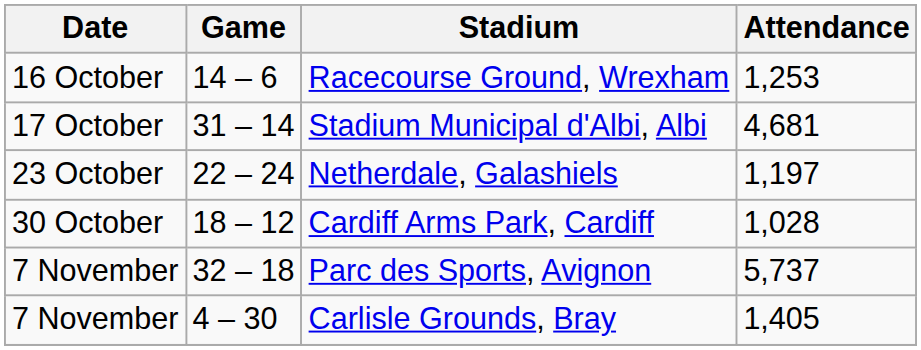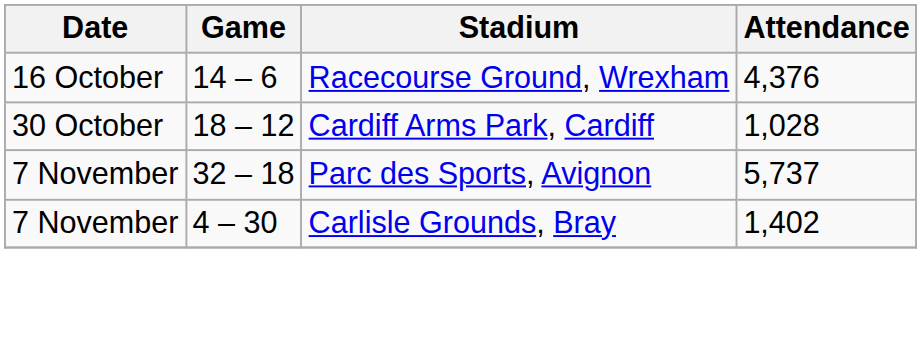(782, 77) 1,253 -> (782, 77) 4,376
- row: (508, 125)
- row: (463, 174)
(782, 319) 1,405 -> (782, 222) 1,402
